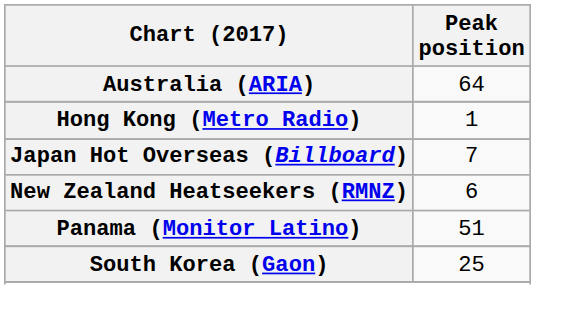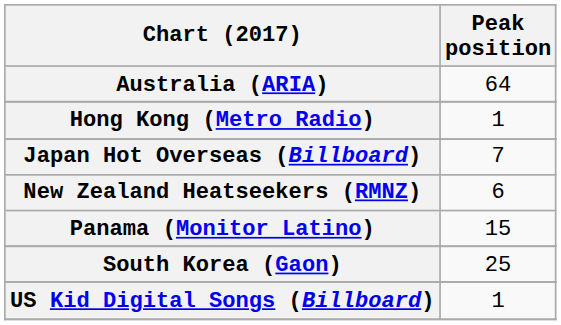(472, 228) 51 -> (498, 228) 15
+ row: (222, 300)
